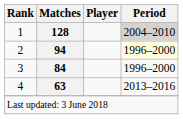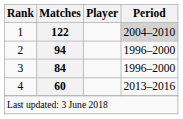(60, 31) 128 -> (60, 31) 122
(149, 50) lightyellow background -> (149, 50) no background
(60, 86) 63 -> (60, 86) 60
